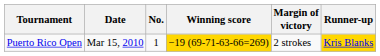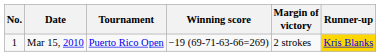columns swapped: (156, 19) <-> (44, 19)
(219, 43) gold background -> (219, 43) no background
